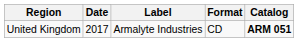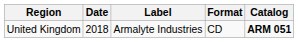(97, 29) 2017 -> (97, 29) 2018
